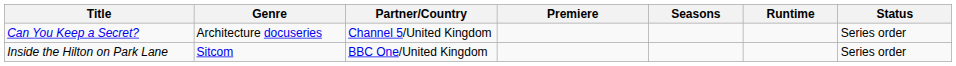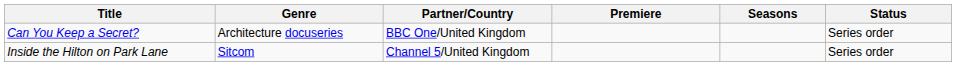- column: (791, 14)
(420, 33) Channel 5/United Kingdom -> (456, 33) BBC One/United Kingdom
(418, 52) BBC One/United Kingdom -> (458, 52) Channel 5/United Kingdom
